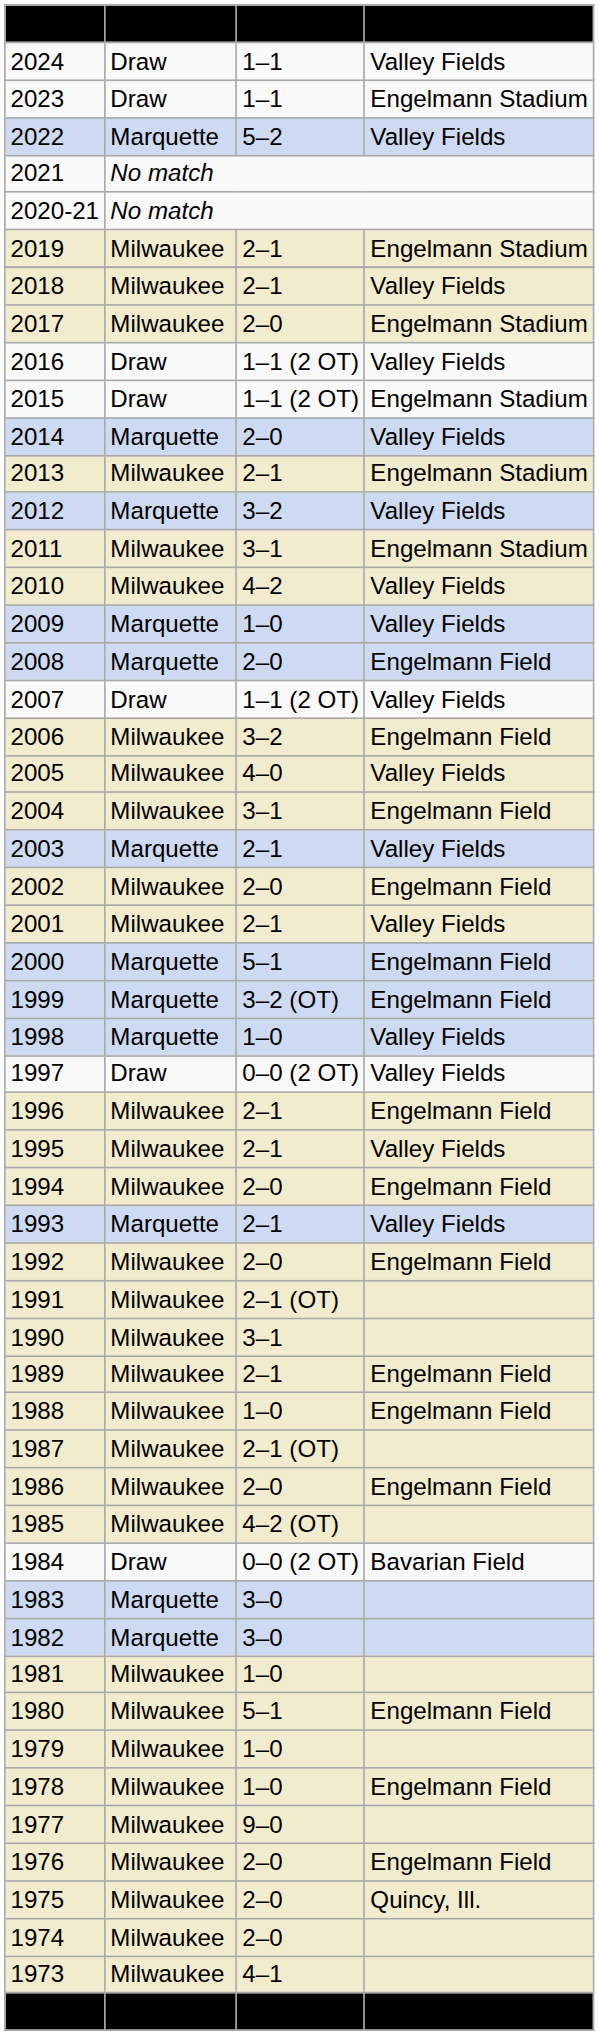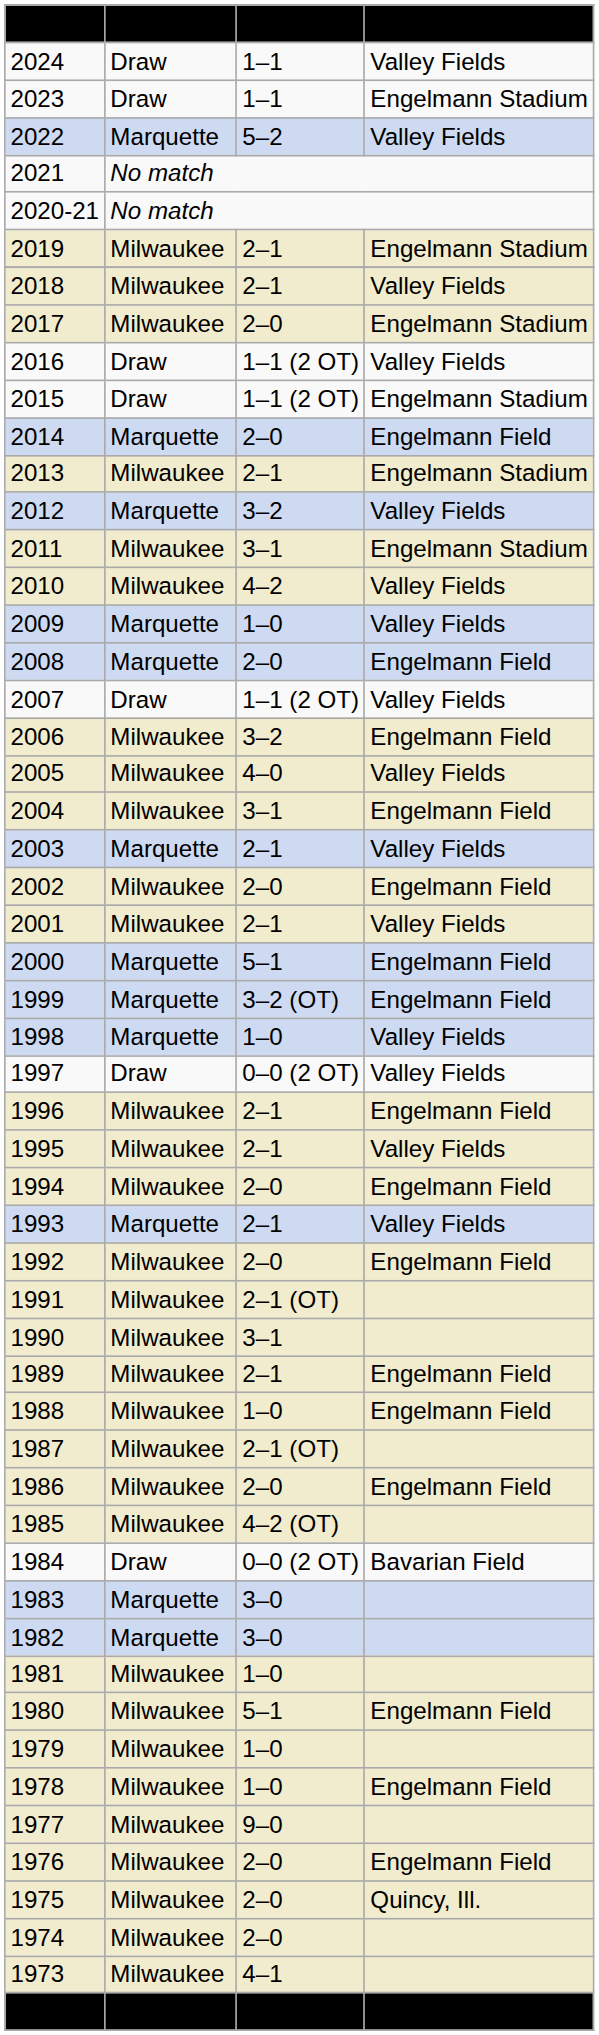(438, 436) Valley Fields -> (461, 436) Engelmann Field
